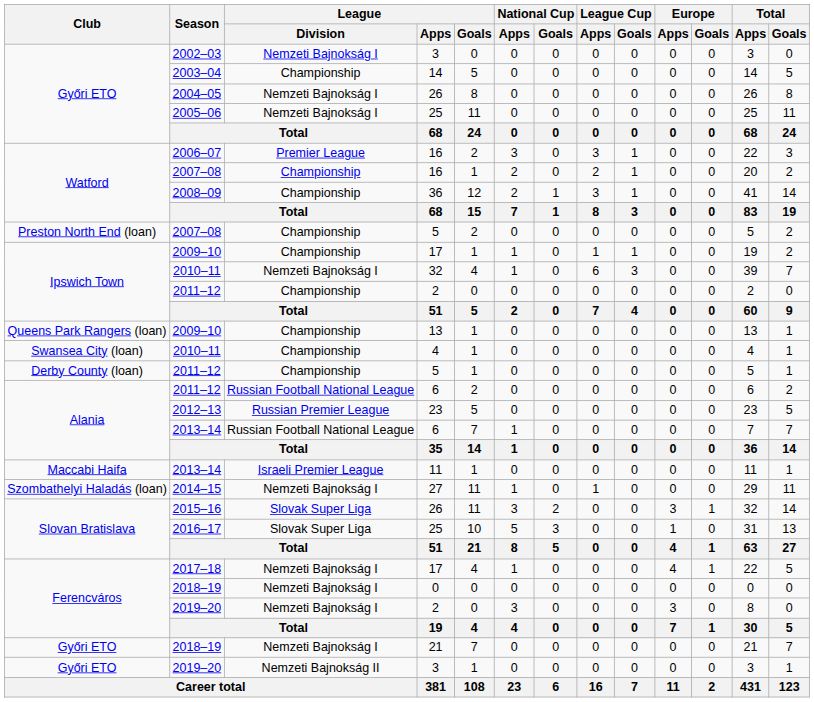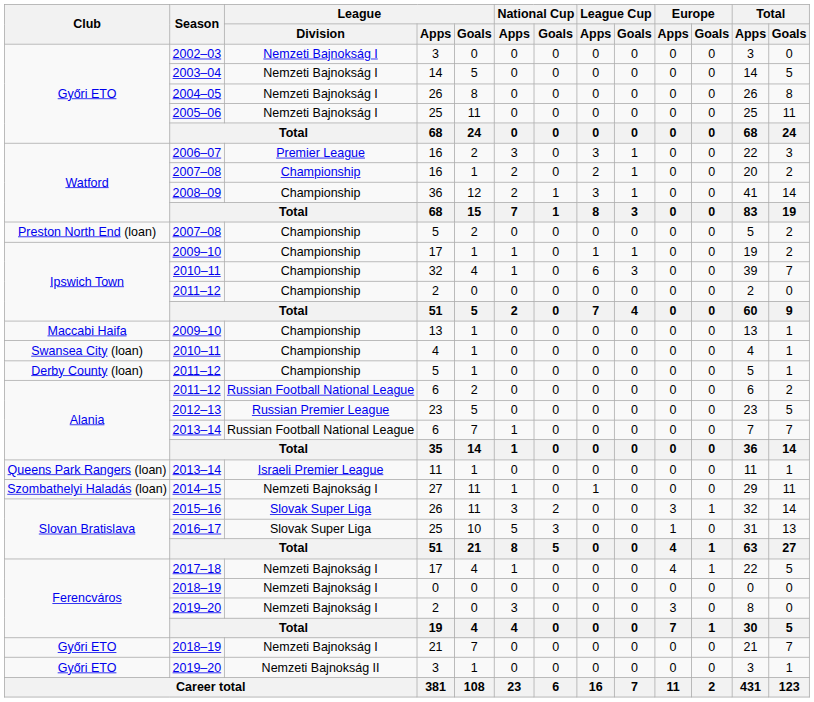(321, 73) Championship -> (321, 73) Nemzeti Bajnokság I
(321, 271) Nemzeti Bajnokság I -> (321, 271) Championship
(87, 331) Queens Park Rangers (loan) -> (87, 331) Maccabi Haifa
(87, 469) Maccabi Haifa -> (87, 469) Queens Park Rangers (loan)
